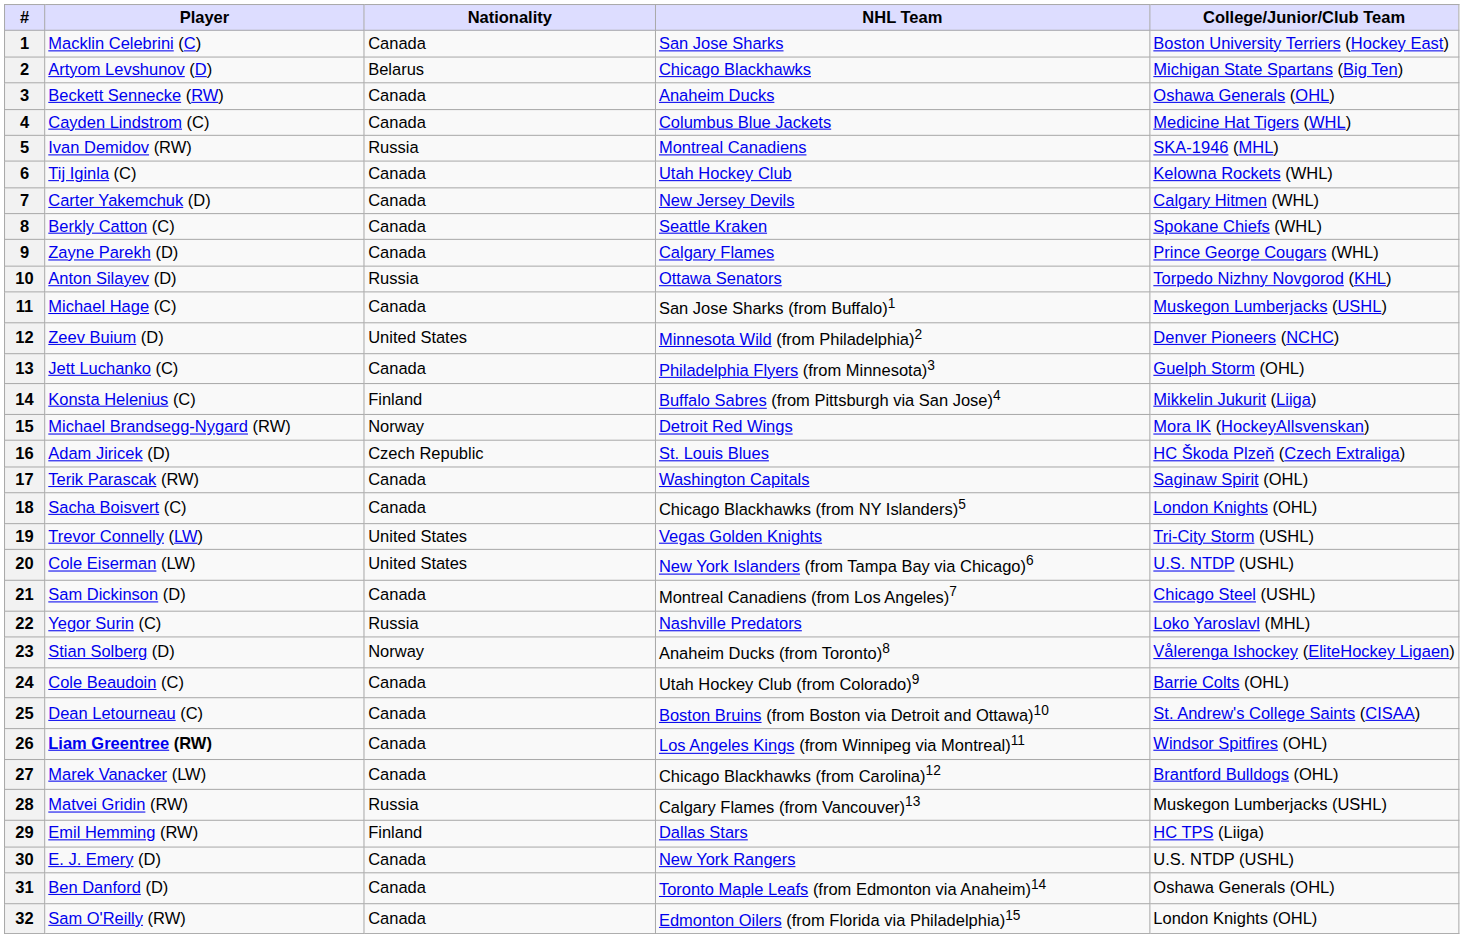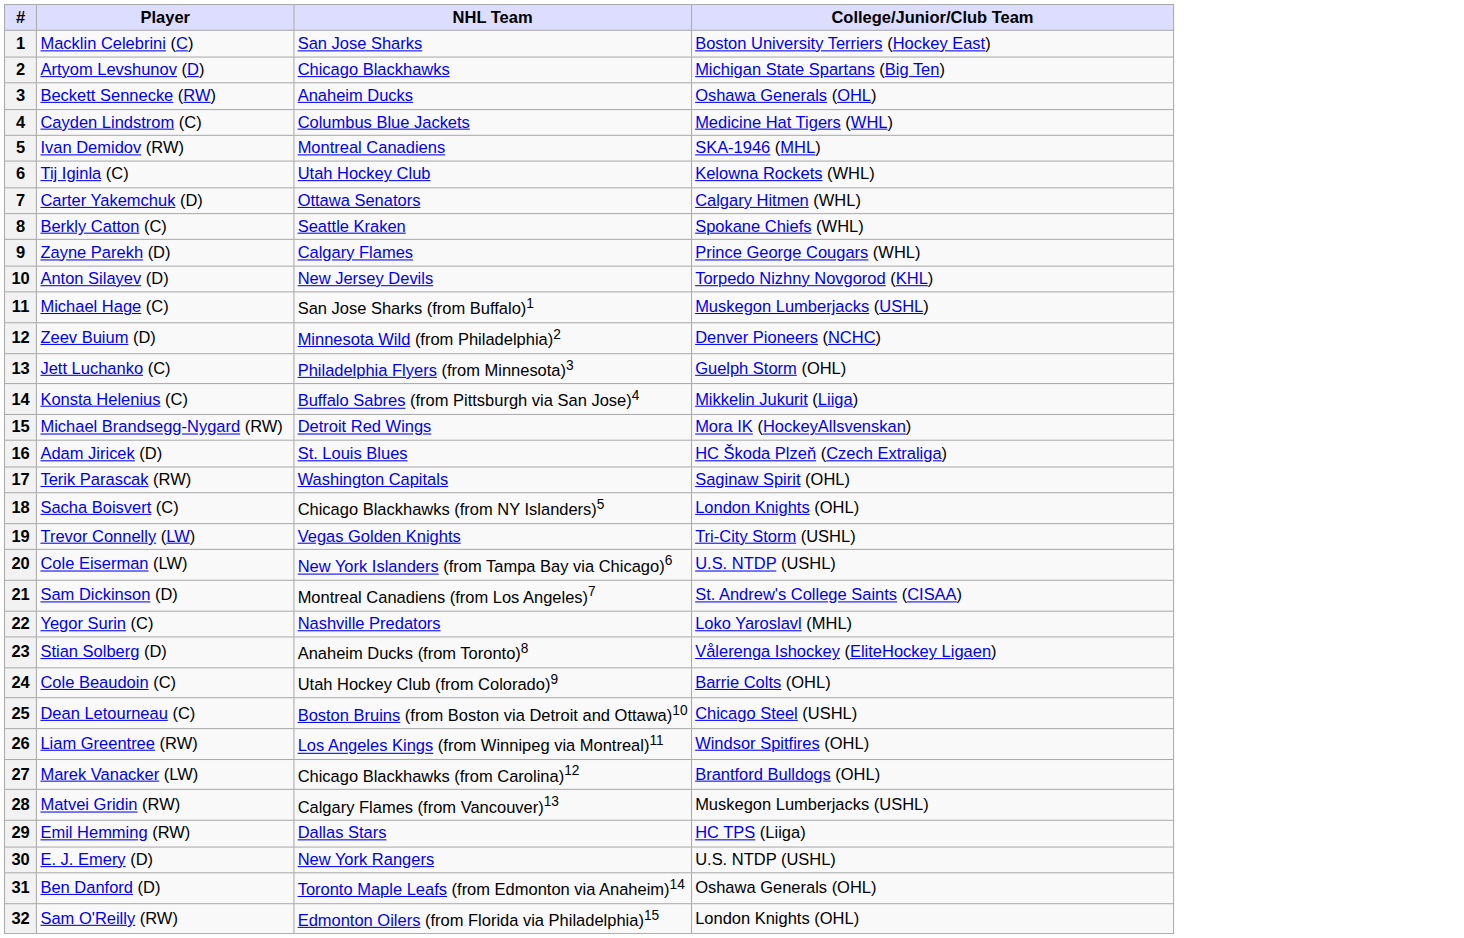- column: (510, 17)
(727, 200) New Jersey Devils -> (359, 200) Ottawa Senators
(720, 278) Ottawa Senators -> (365, 278) New Jersey Devils
(1234, 595) Chicago Steel (USHL) -> (829, 595) St. Andrew's College Saints (CISAA)
(1287, 713) St. Andrew's College Saints (CISAA) -> (776, 713) Chicago Steel (USHL)
(130, 743) bold -> (119, 743) normal
